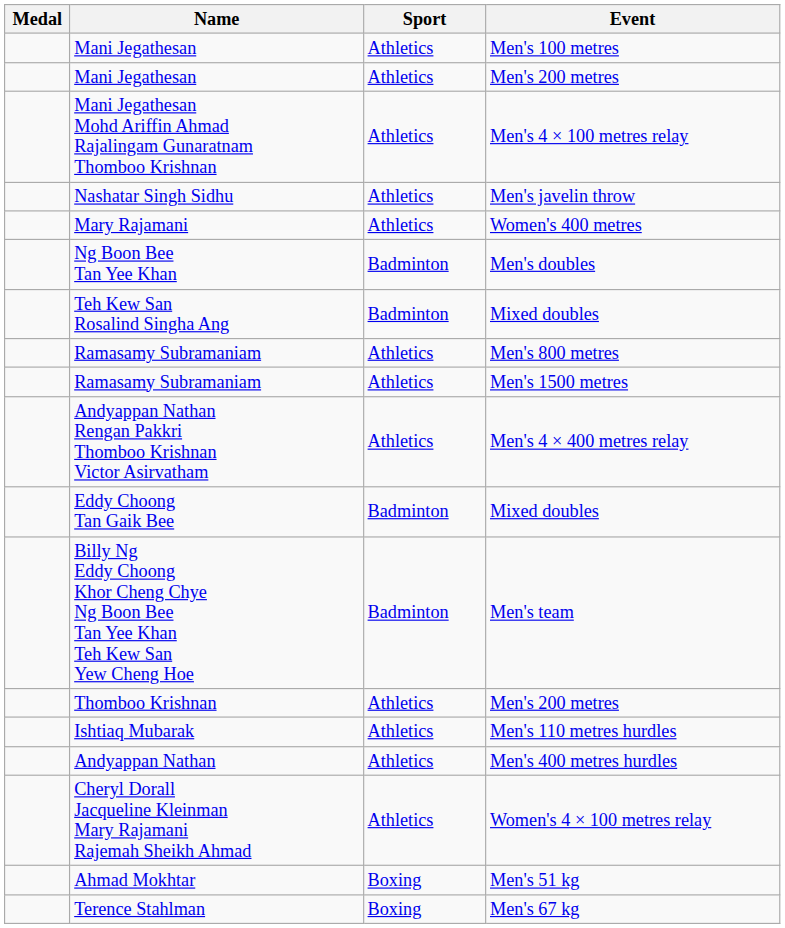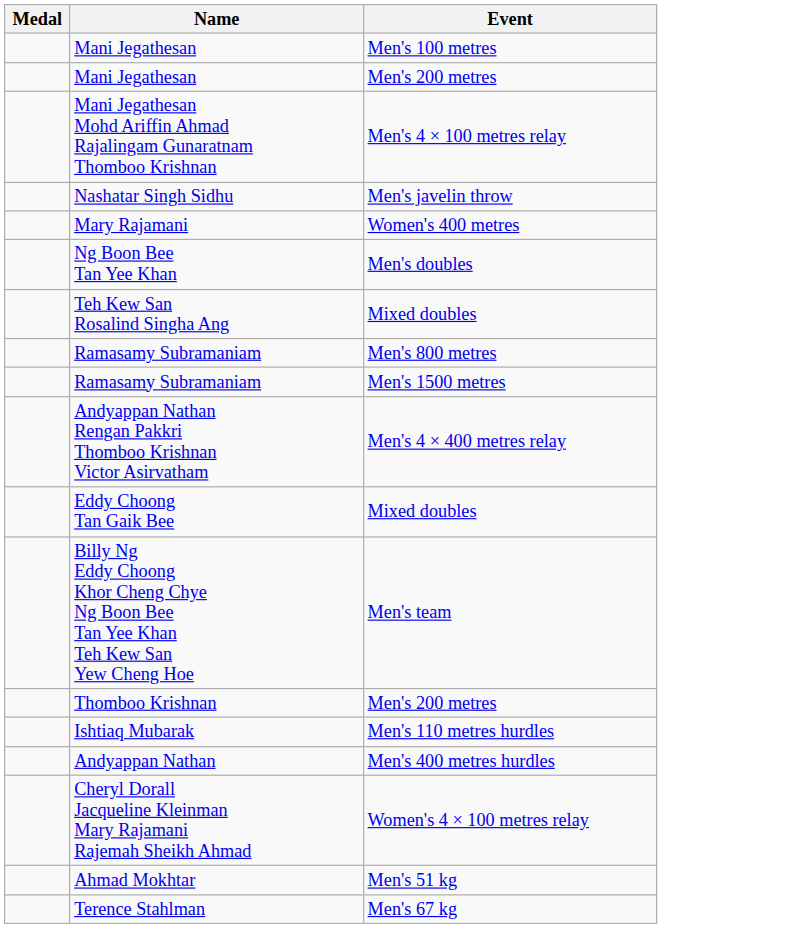- column: (425, 18)
